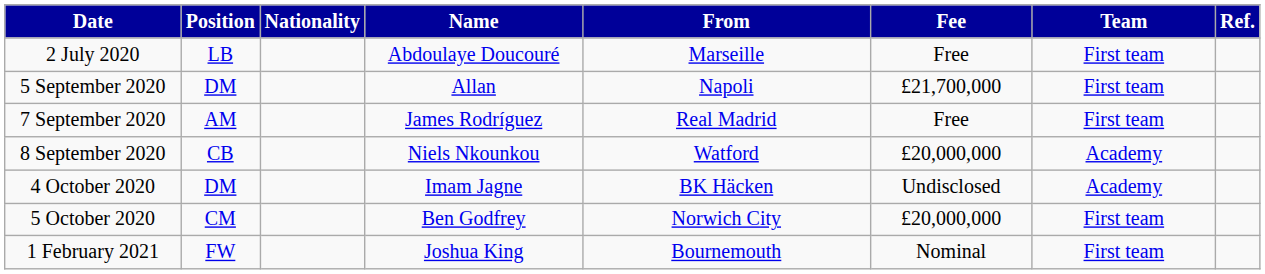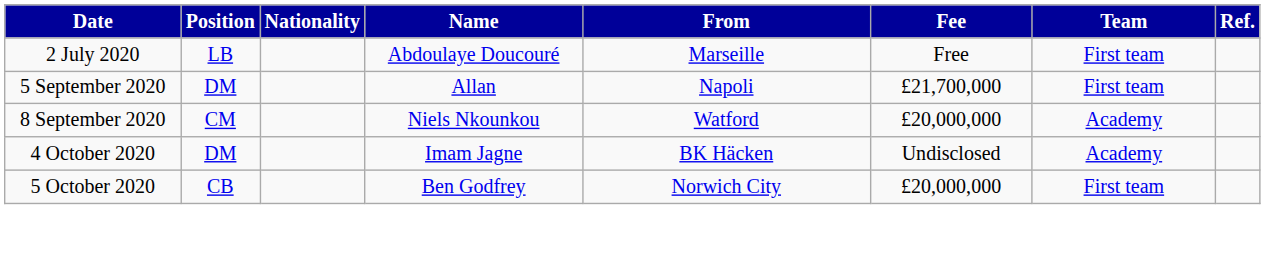- row: (93, 120)
(220, 153) CB -> (220, 120) CM
(220, 219) CM -> (220, 186) CB
- row: (93, 252)
